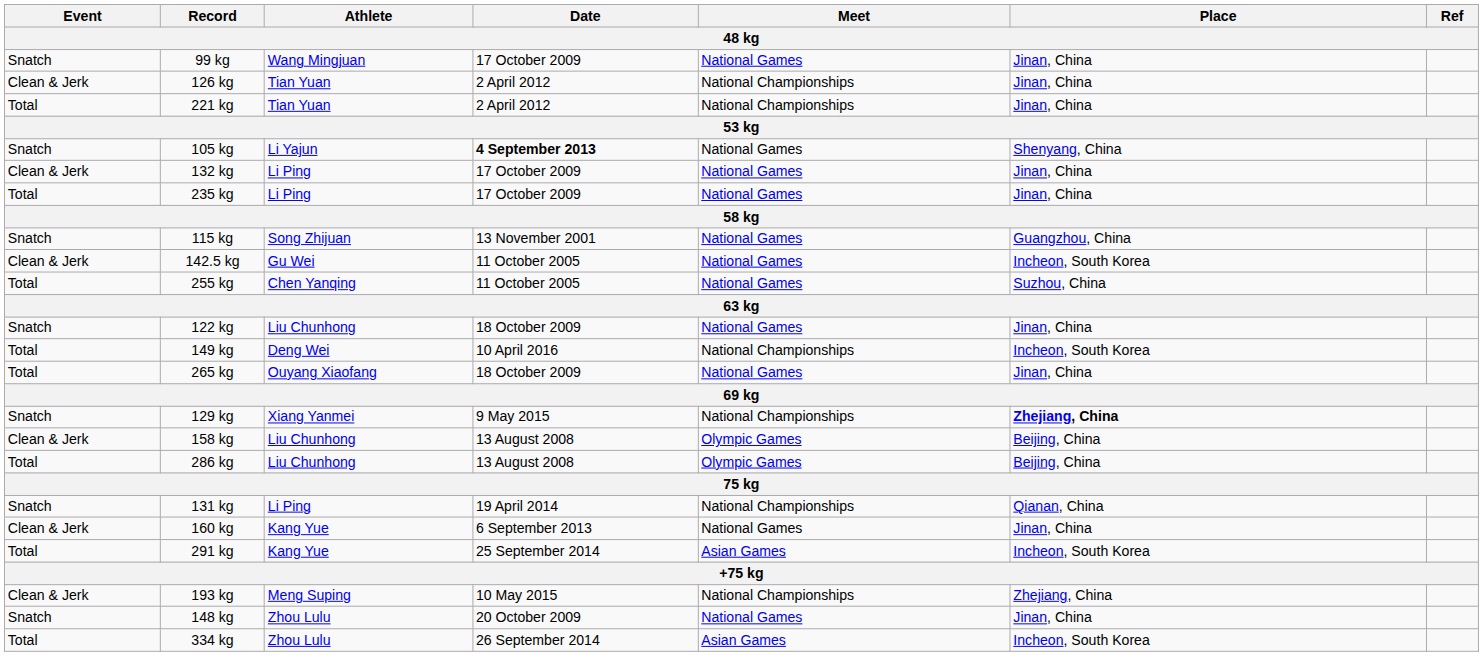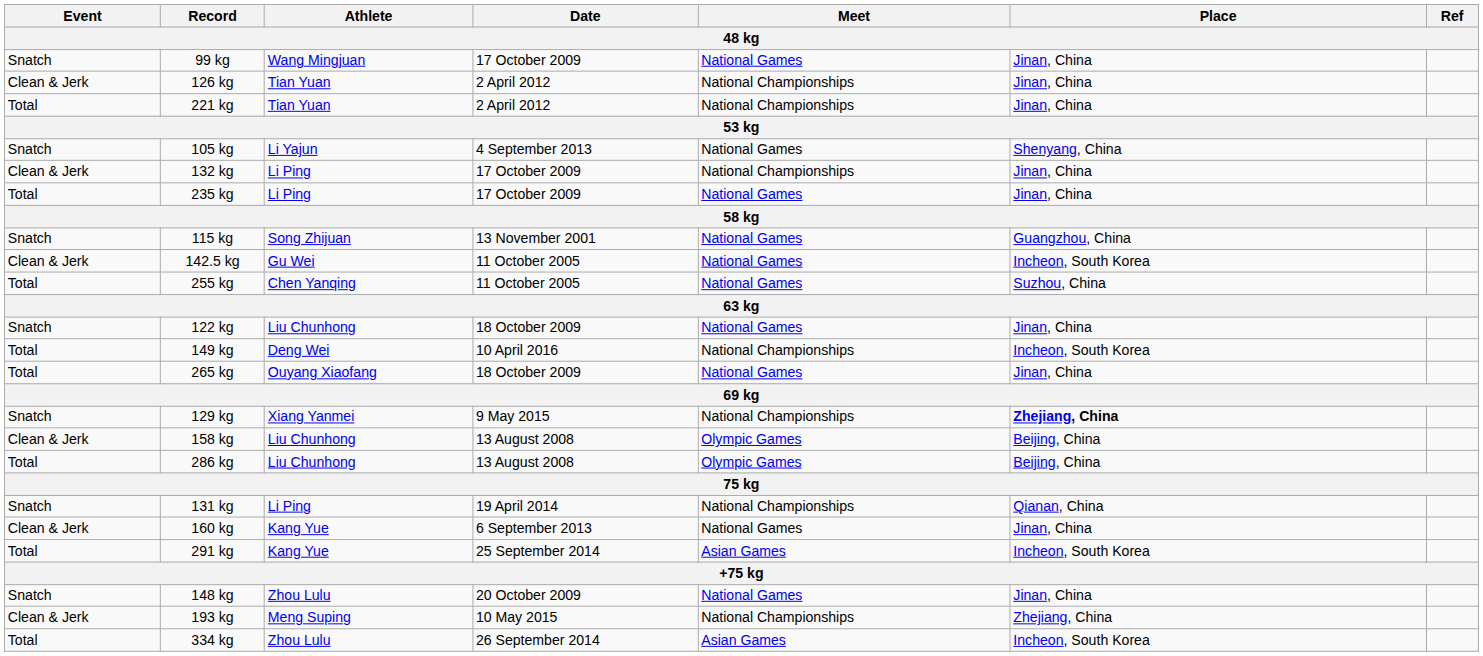(536, 150) bold -> (534, 150) normal
(752, 172) National Games -> (778, 172) National Championships
rows swapped: (213, 618) <-> (213, 596)
